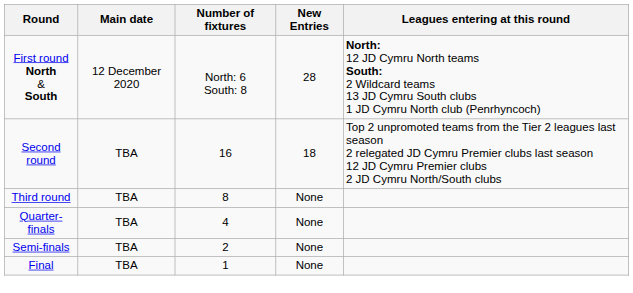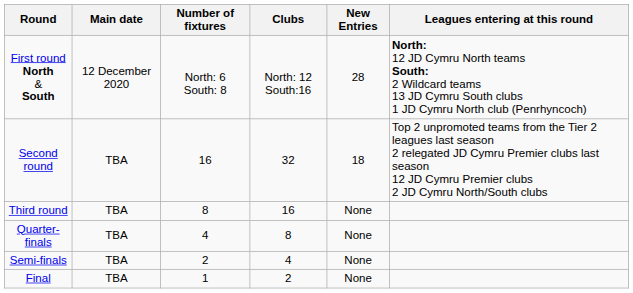+ column: (288, 20)
